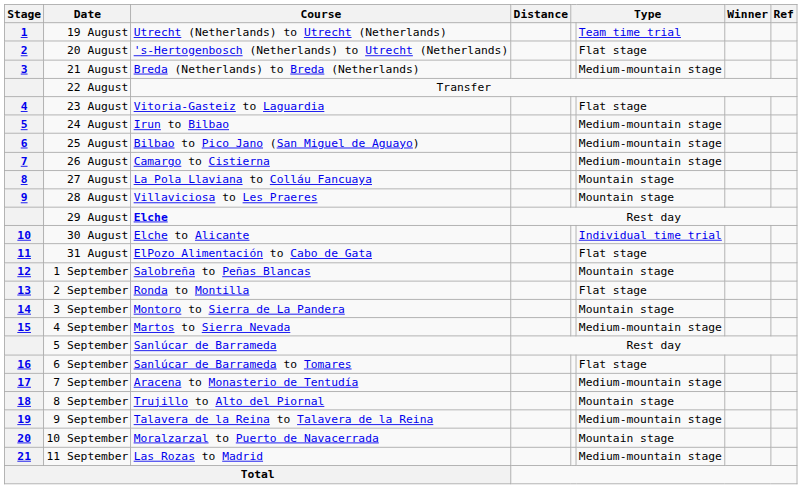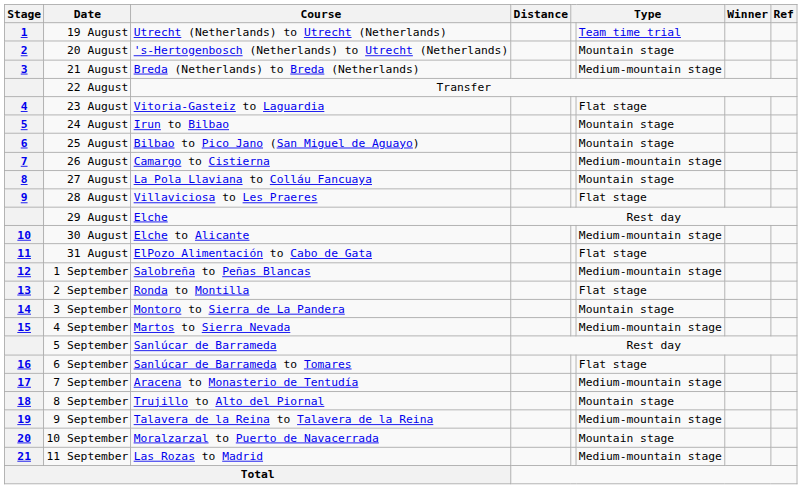(613, 51) Flat stage -> (626, 51) Mountain stage
(650, 124) Medium-mountain stage -> (626, 124) Mountain stage
(650, 143) Medium-mountain stage -> (626, 143) Mountain stage
(626, 198) Mountain stage -> (613, 198) Flat stage
(151, 216) bold -> (151, 216) normal
(650, 235) Individual time trial -> (650, 235) Medium-mountain stage
(626, 272) Mountain stage -> (650, 272) Medium-mountain stage
